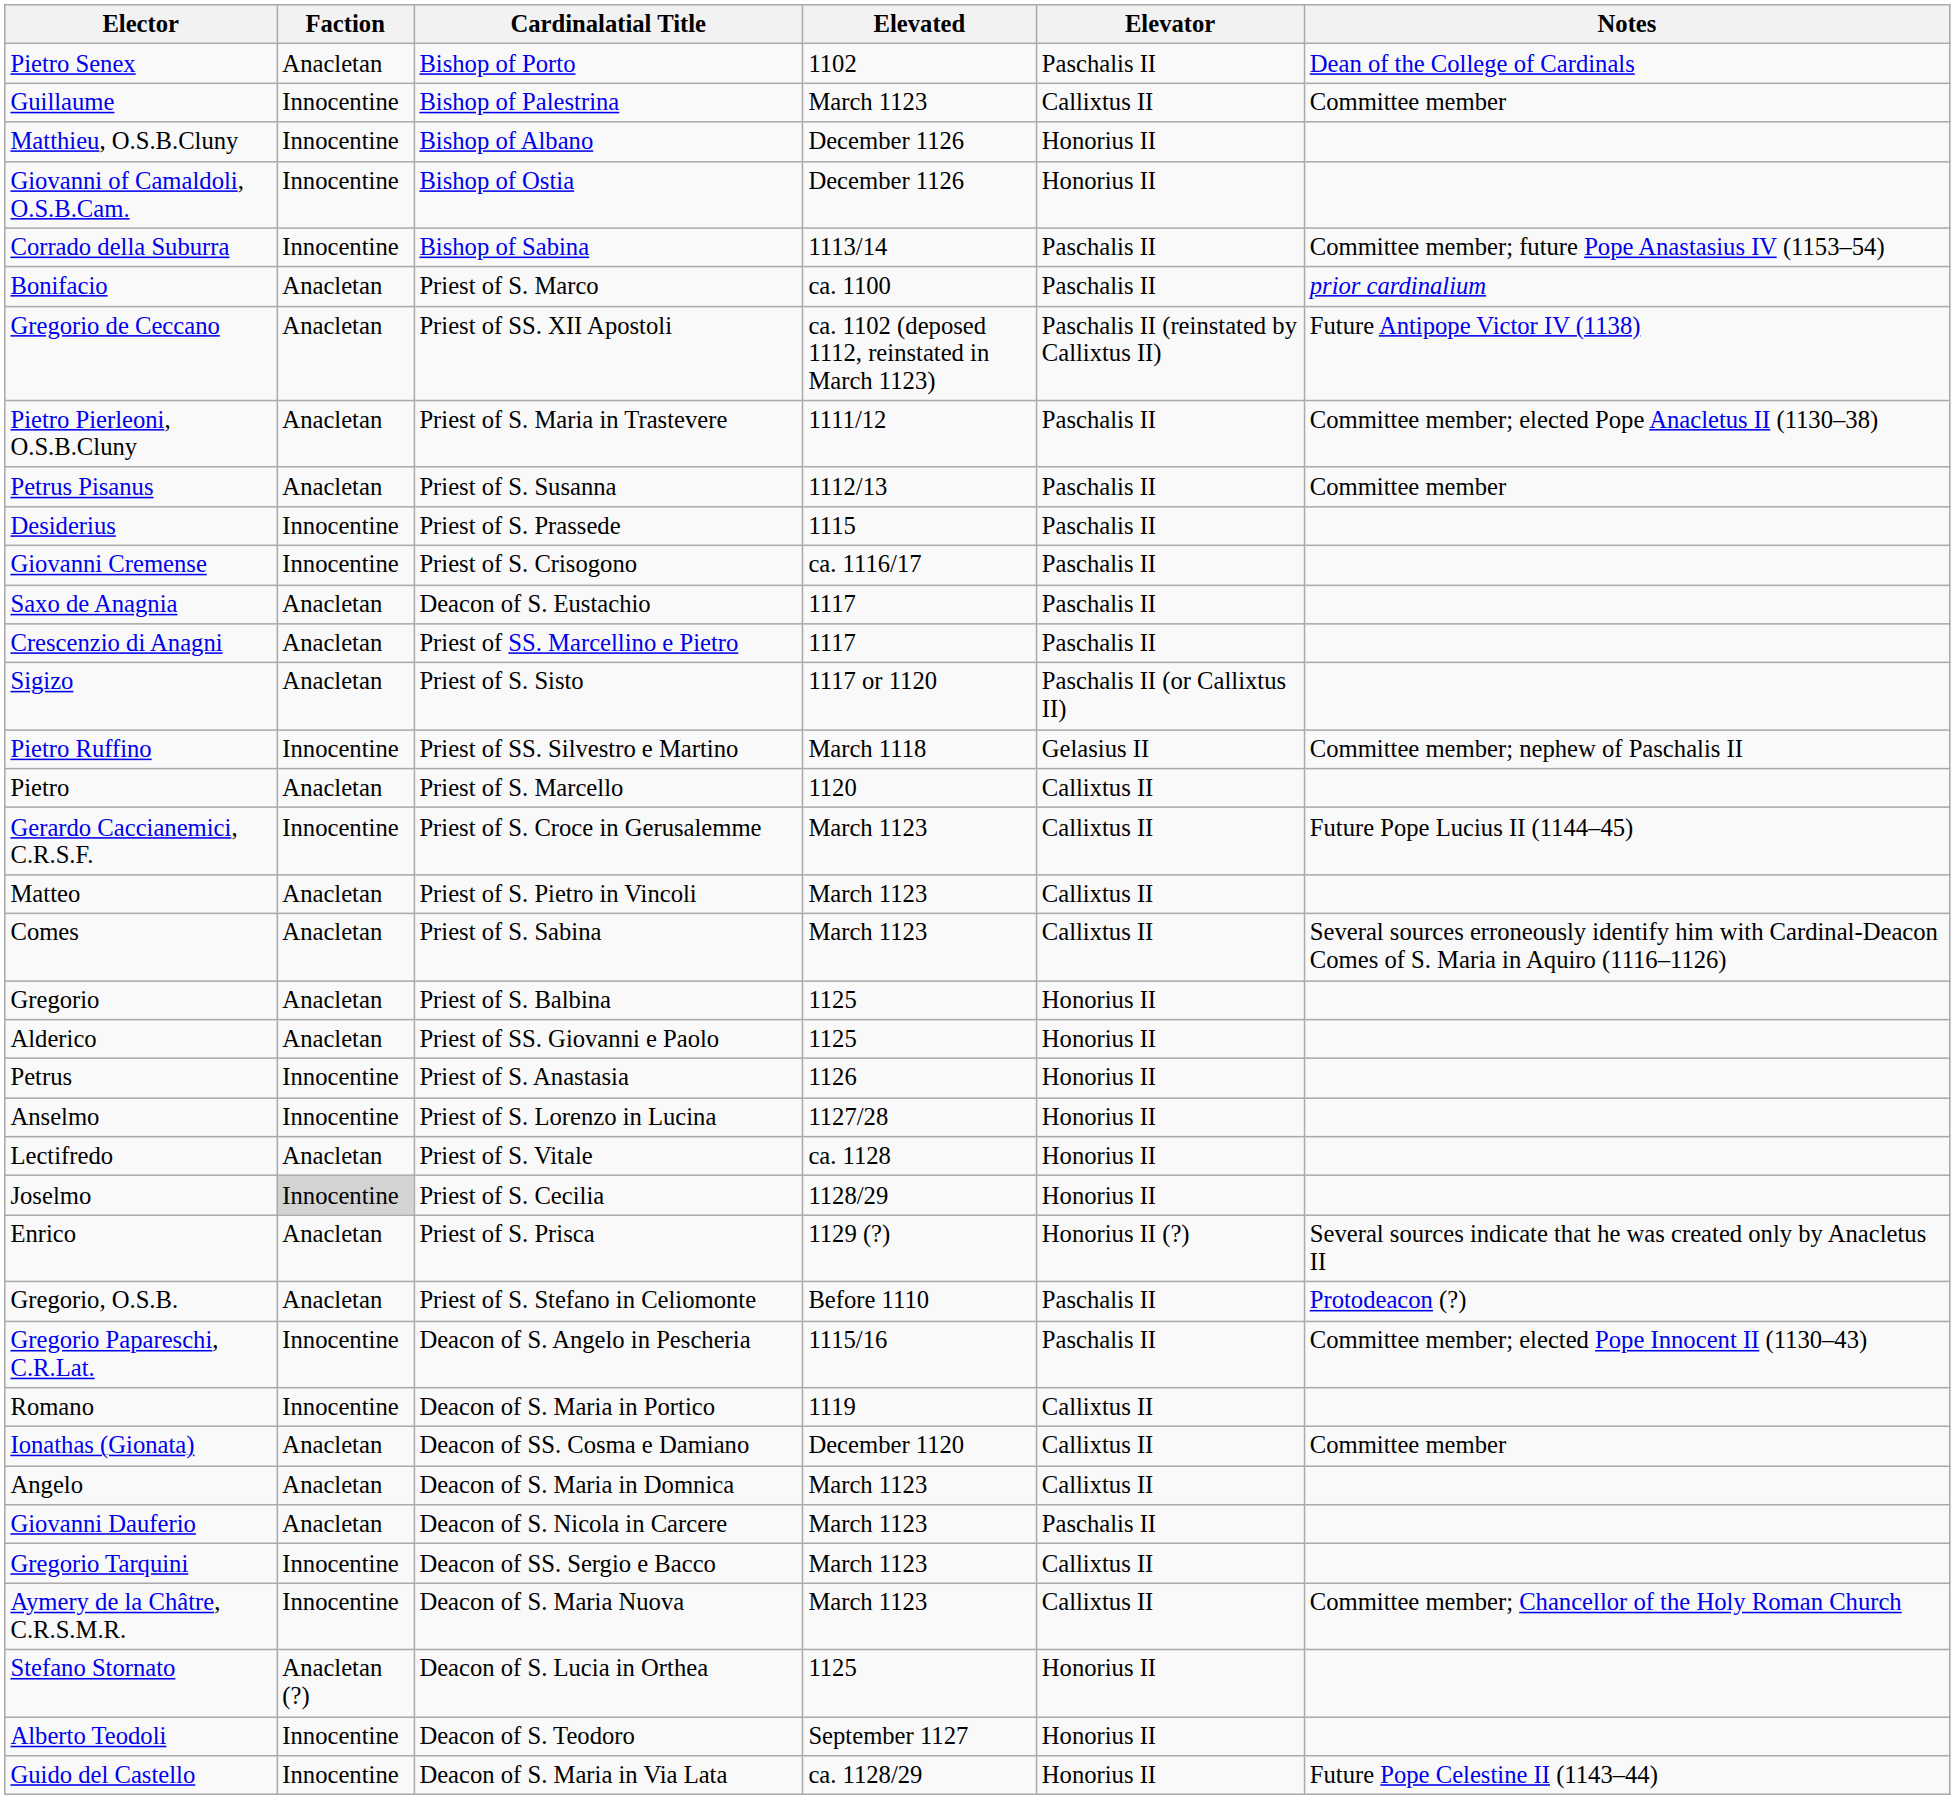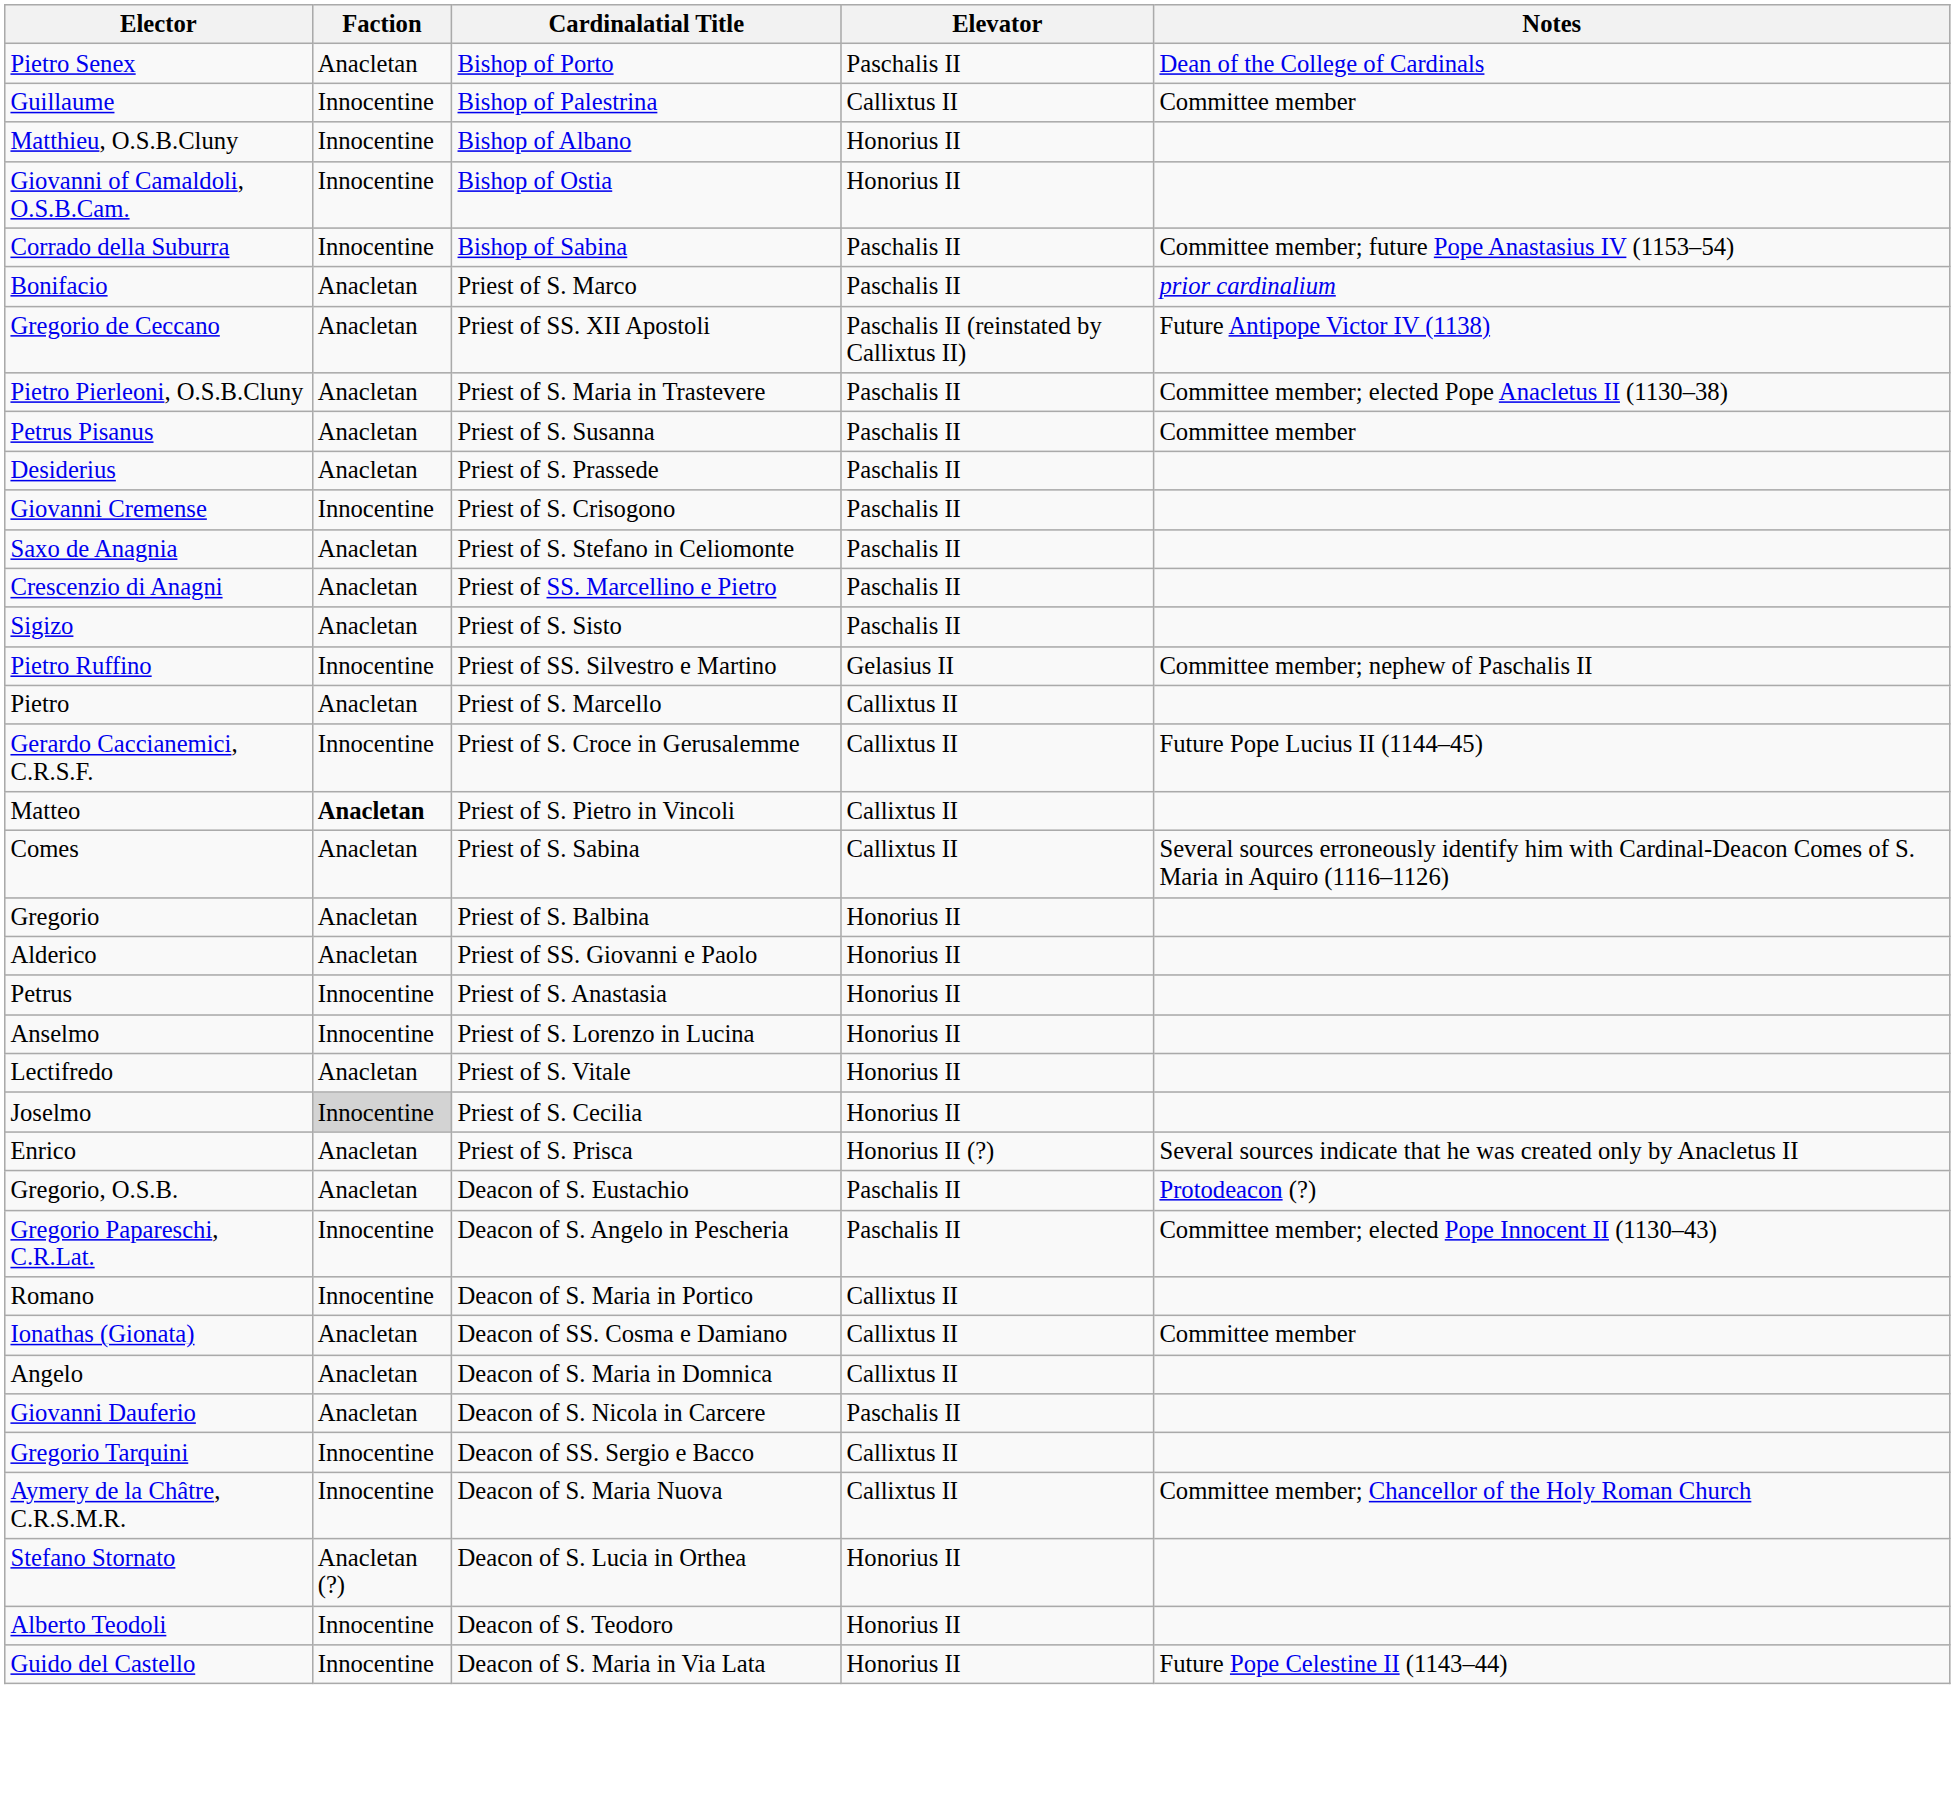- column: (919, 24)
(340, 525) Innocentine -> (368, 470) Anacletan
(535, 603) Deacon of S. Eustachio -> (626, 548) Priest of S. Stefano in Celiomonte
(1164, 695) Paschalis II (or Callixtus II) -> (904, 626) Paschalis II
(332, 893) normal -> (371, 810) bold
(588, 1300) Priest of S. Stefano in Celiomonte -> (573, 1190) Deacon of S. Eustachio
